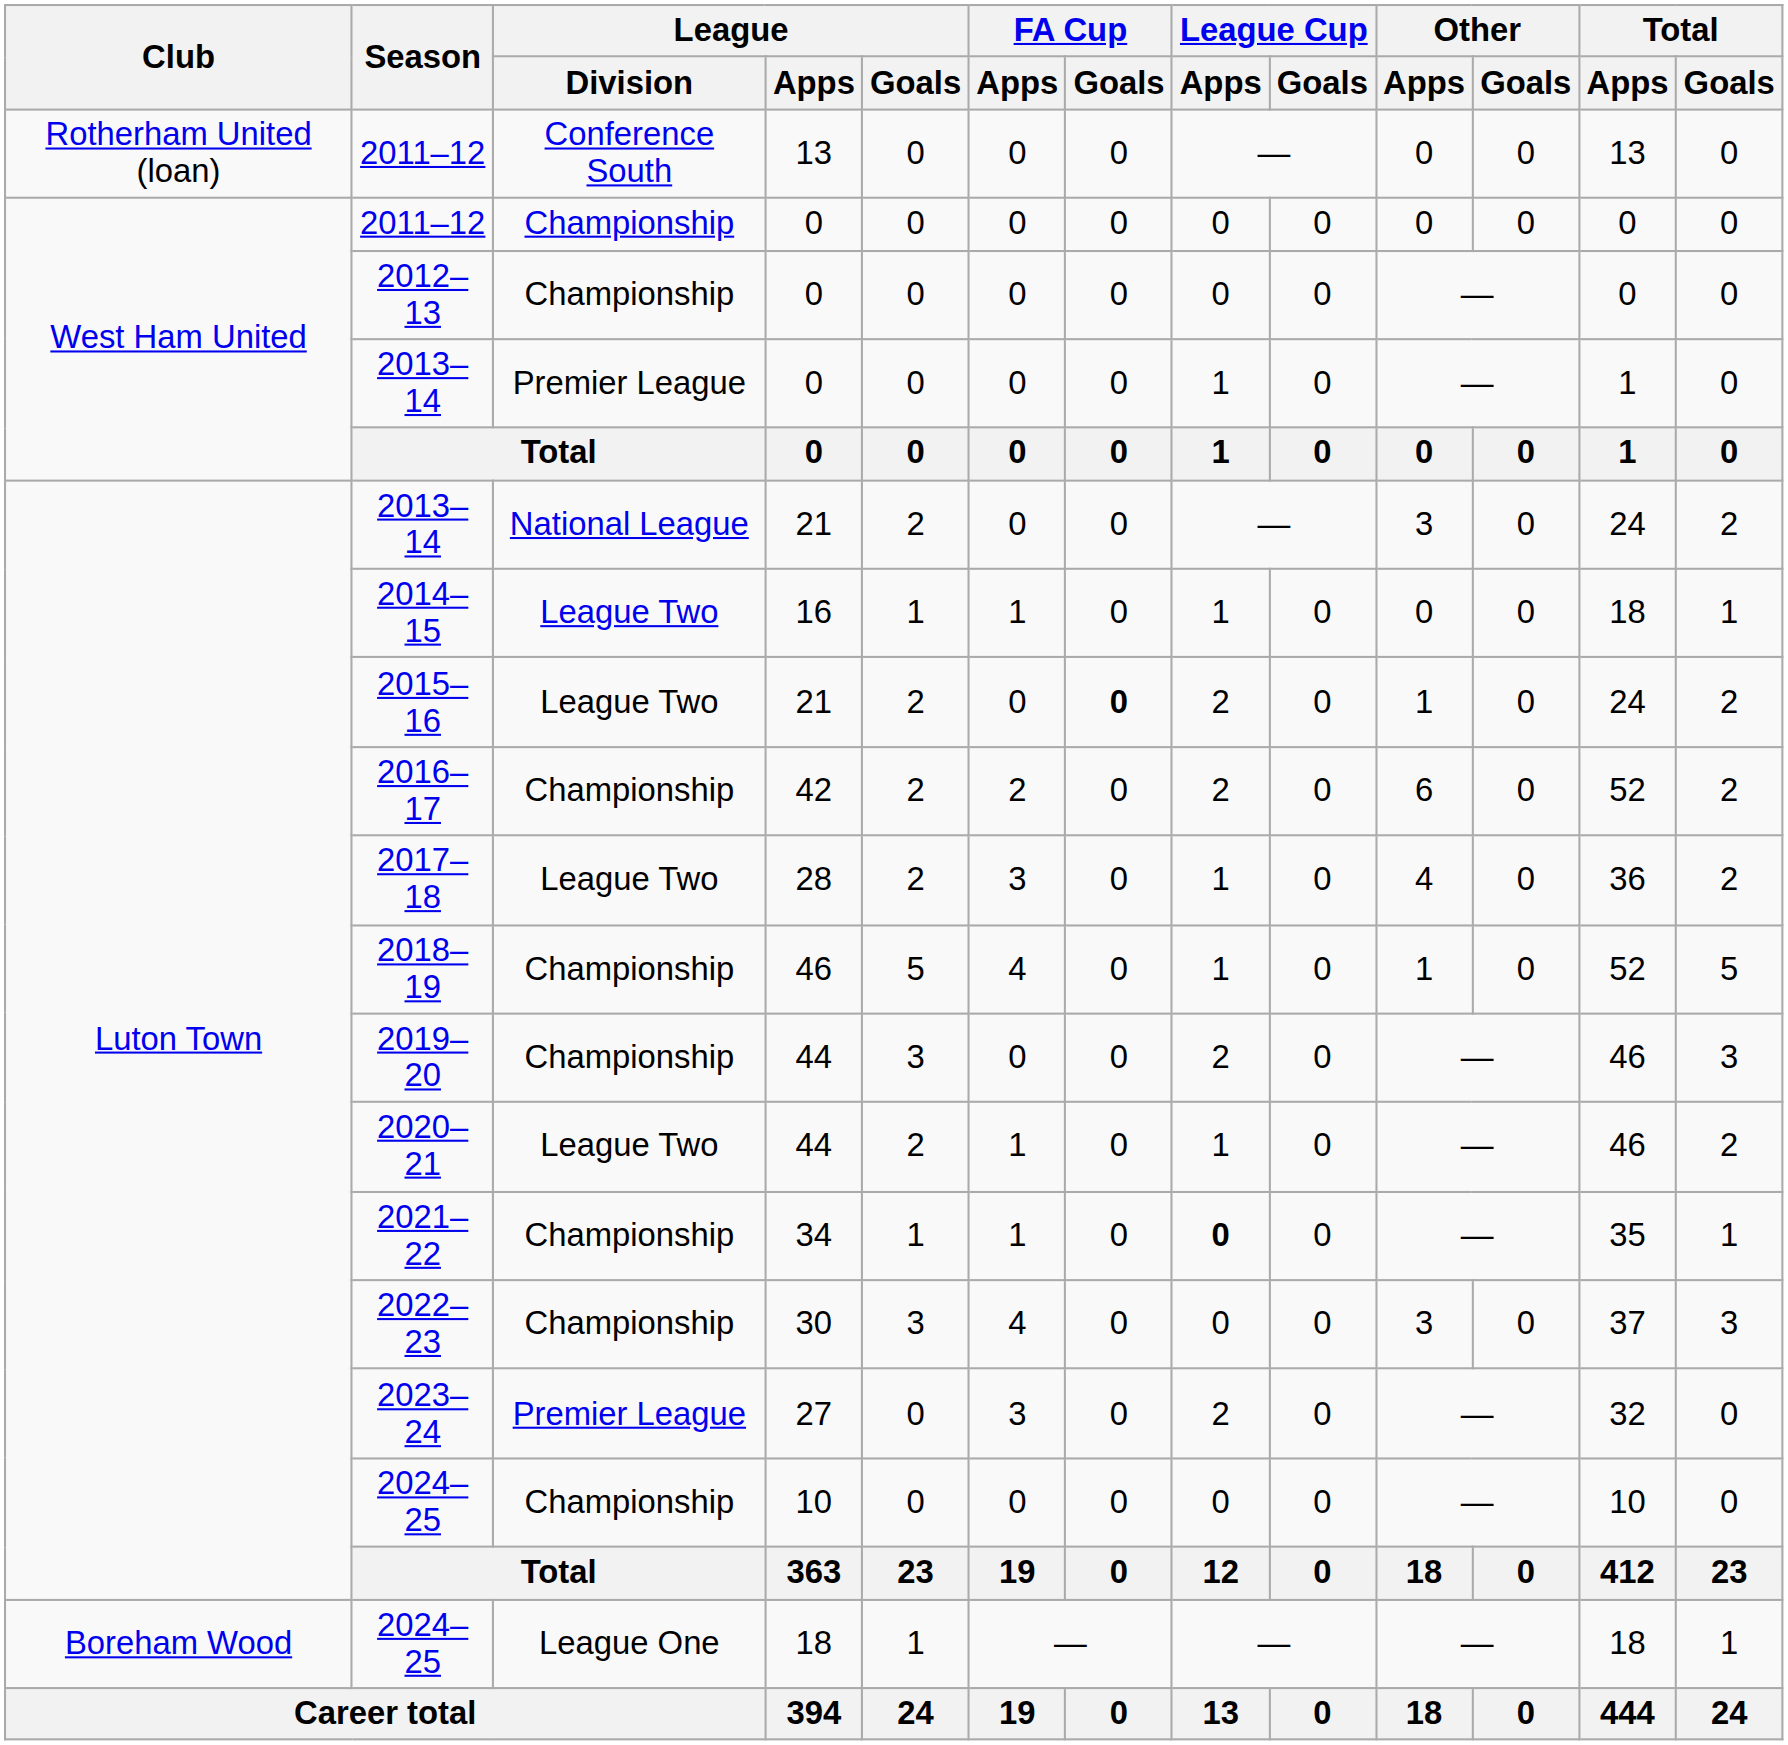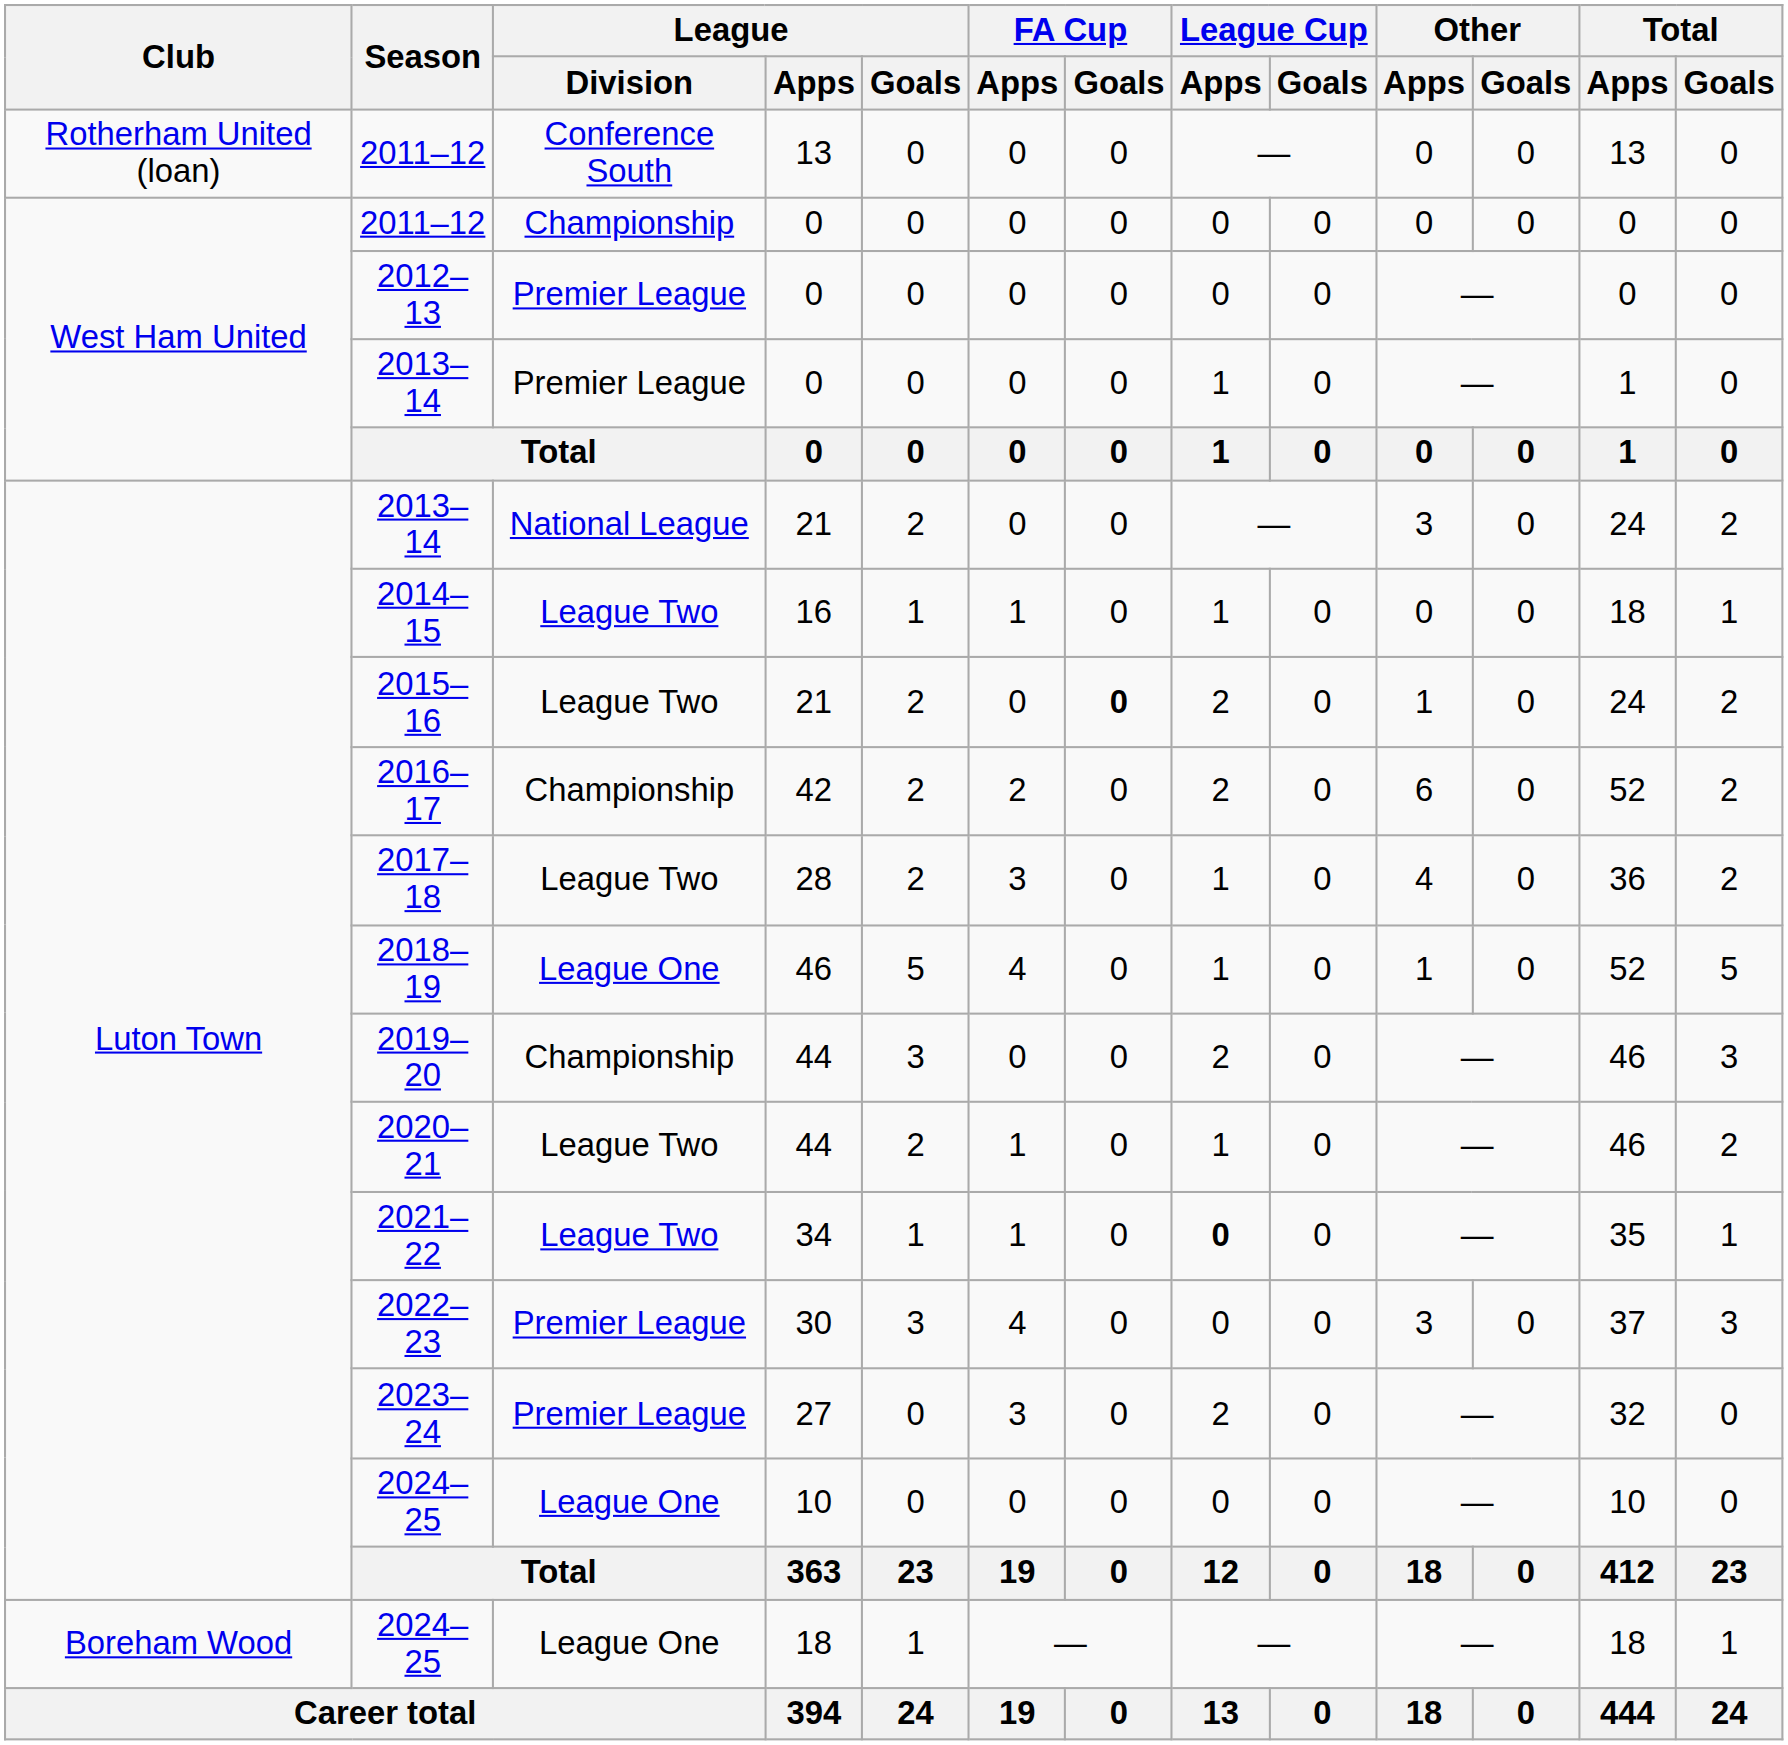(629, 293) Championship -> (629, 293) Premier League
(629, 968) Championship -> (629, 968) League One
(629, 1235) Championship -> (629, 1235) League Two
(629, 1324) Championship -> (629, 1324) Premier League
(629, 1501) Championship -> (629, 1501) League One
